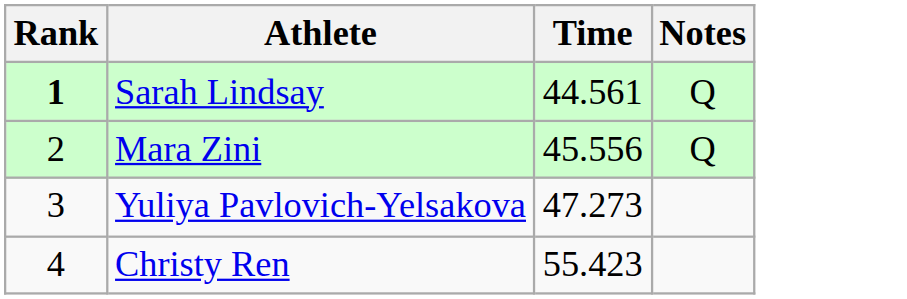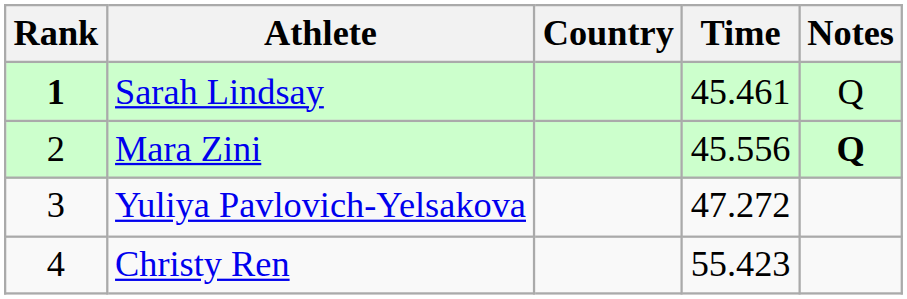+ column: (608, 33)
(593, 90) 44.561 -> (741, 90) 45.461
(703, 148) normal -> (851, 148) bold
(593, 206) 47.273 -> (741, 206) 47.272
